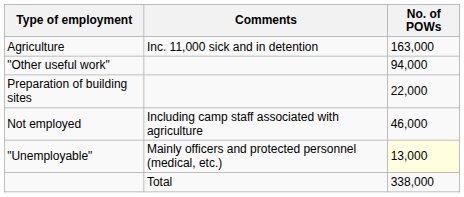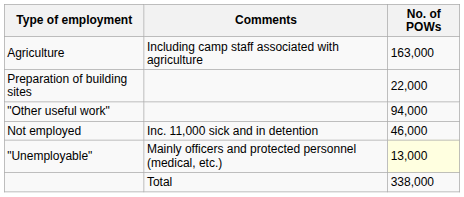(233, 46) Inc. 11,000 sick and in detention -> (243, 53) Including camp staff associated with agriculture
rows swapped: (67, 91) <-> (58, 65)
(243, 123) Including camp staff associated with agriculture -> (233, 130) Inc. 11,000 sick and in detention
